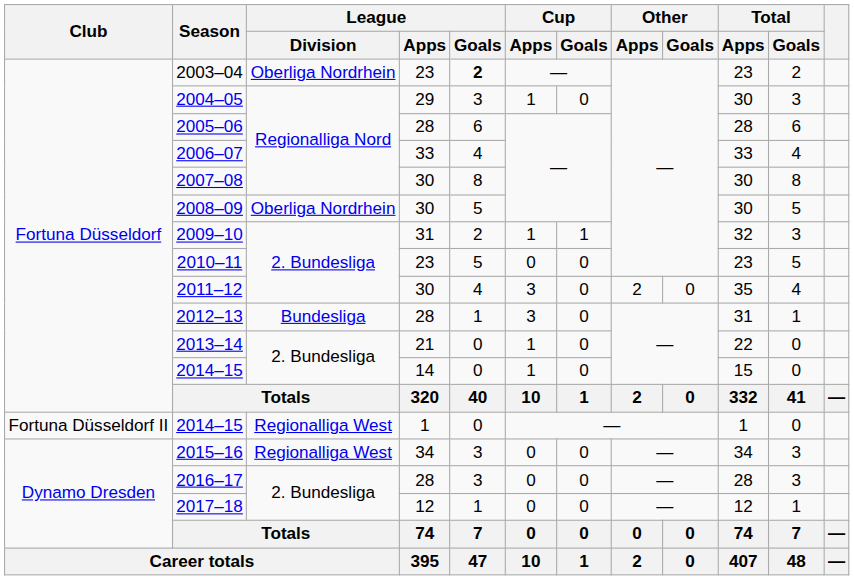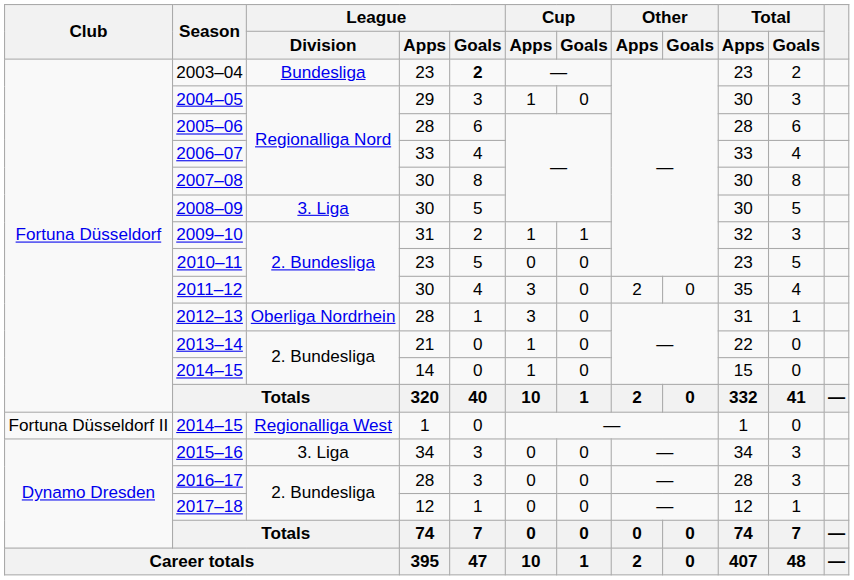(323, 72) Oberliga Nordrhein -> (323, 72) Bundesliga
(323, 208) Oberliga Nordrhein -> (323, 208) 3. Liga
(323, 316) Bundesliga -> (323, 316) Oberliga Nordrhein
(323, 452) Regionalliga West -> (323, 452) 3. Liga
